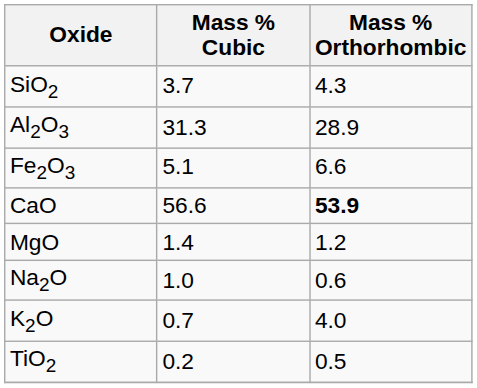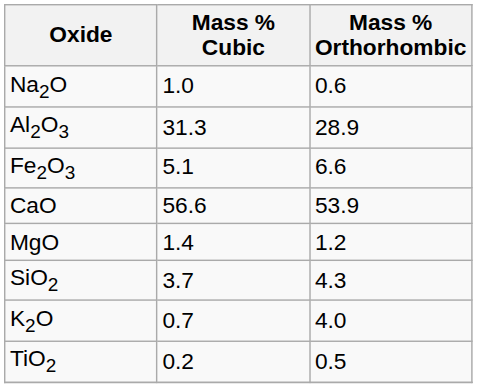rows swapped: (34, 87) <-> (39, 280)
(337, 205) bold -> (337, 205) normal
